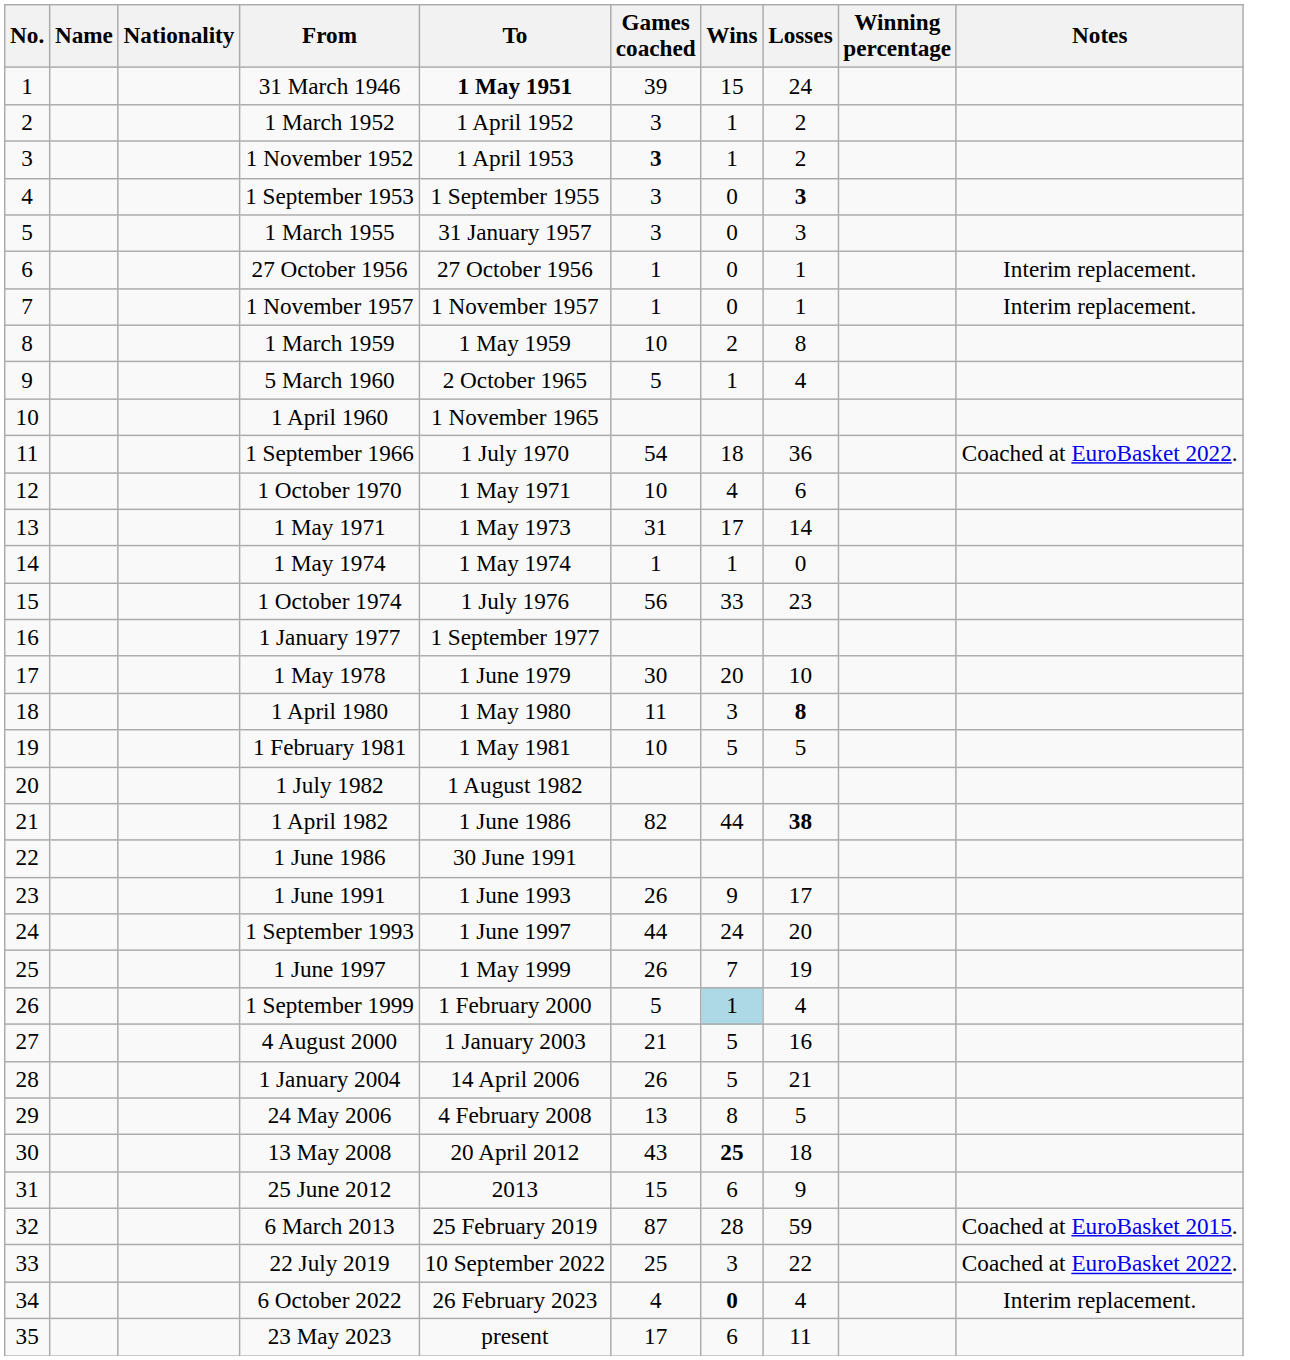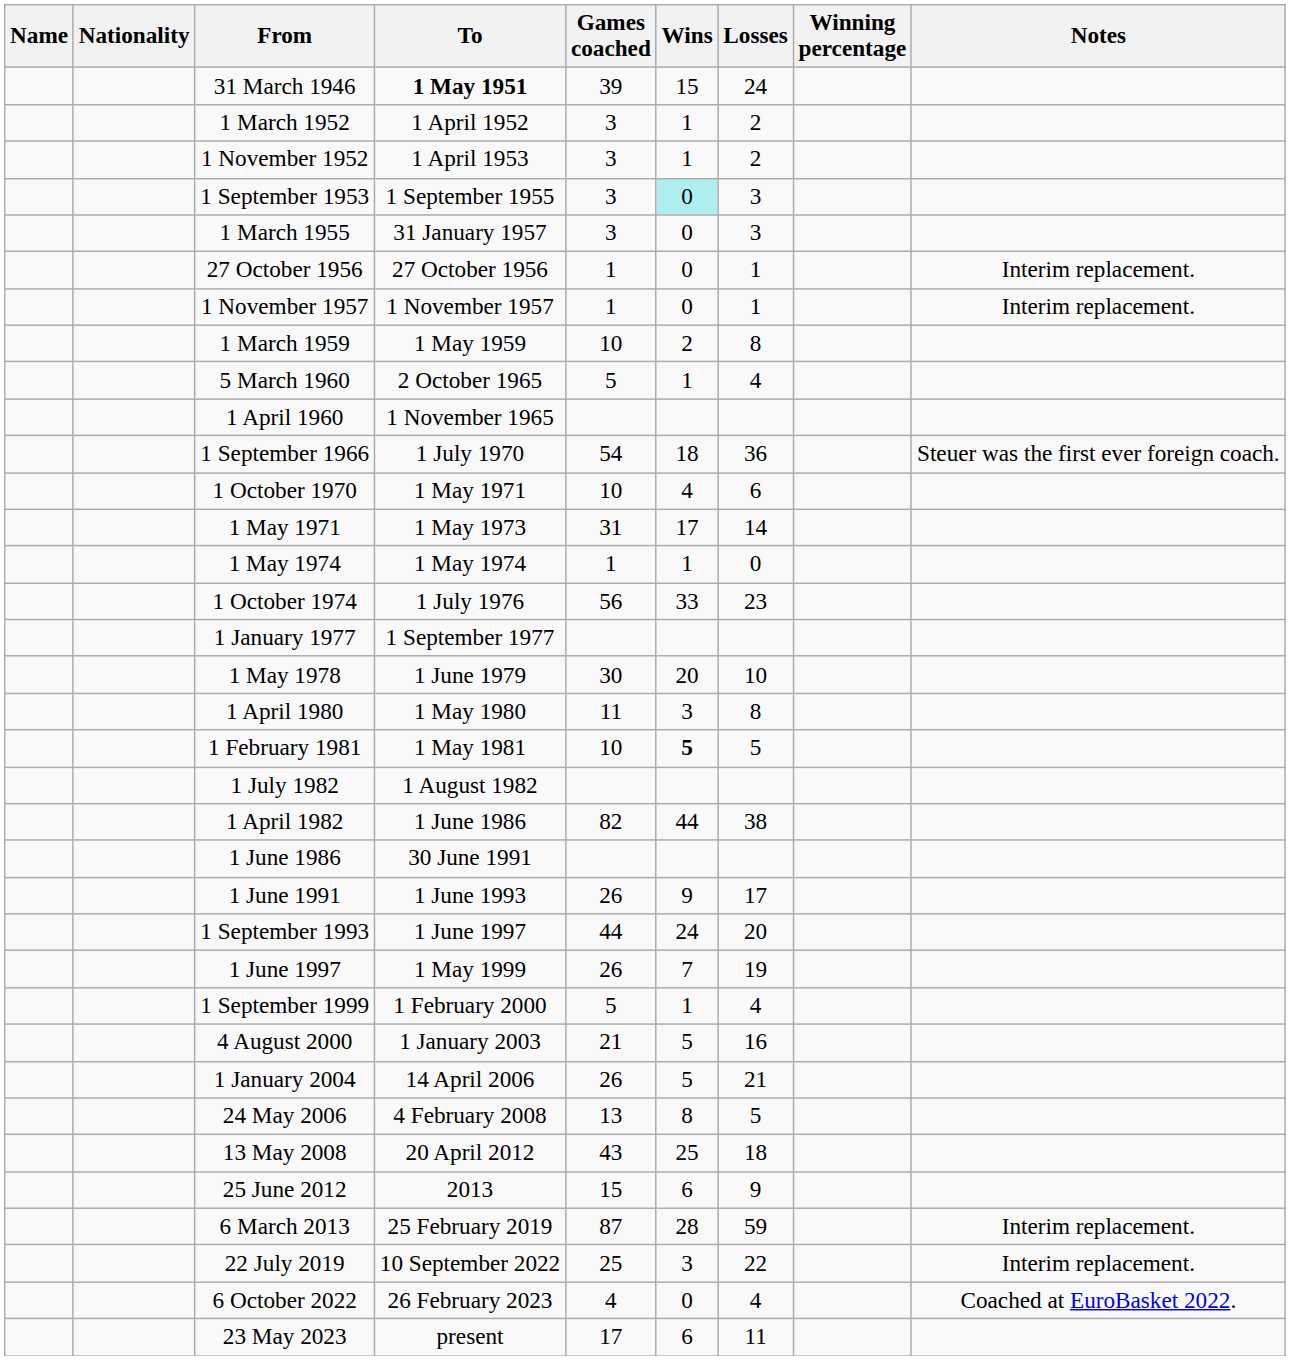- column: (27, 35)
(656, 159) bold -> (611, 159) normal
(732, 196) no background -> (687, 196) paleturquoise background
(800, 196) bold -> (756, 196) normal
(1100, 453) Coached at EuroBasket 2022. -> (1098, 453) Steuer was the first ever foreign coach.
(800, 711) bold -> (756, 711) normal
(732, 748) normal -> (687, 748) bold
(800, 821) bold -> (756, 821) normal
(732, 1005) lightblue background -> (687, 1005) no background
(732, 1152) bold -> (687, 1152) normal
(1100, 1226) Coached at EuroBasket 2015. -> (1098, 1226) Interim replacement.
(1100, 1263) Coached at EuroBasket 2022. -> (1098, 1263) Interim replacement.
(732, 1299) bold -> (687, 1299) normal
(1100, 1299) Interim replacement. -> (1098, 1299) Coached at EuroBasket 2022.
